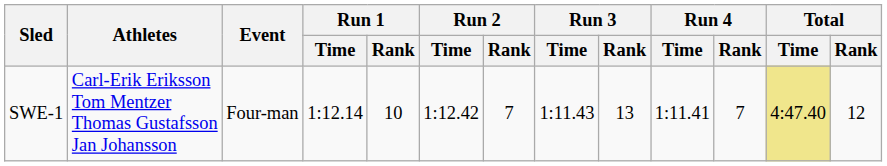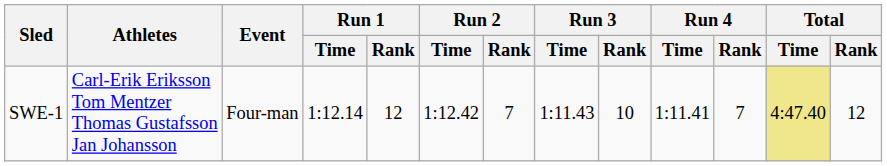(393, 113) 10 -> (393, 113) 12
(625, 113) 13 -> (625, 113) 10
